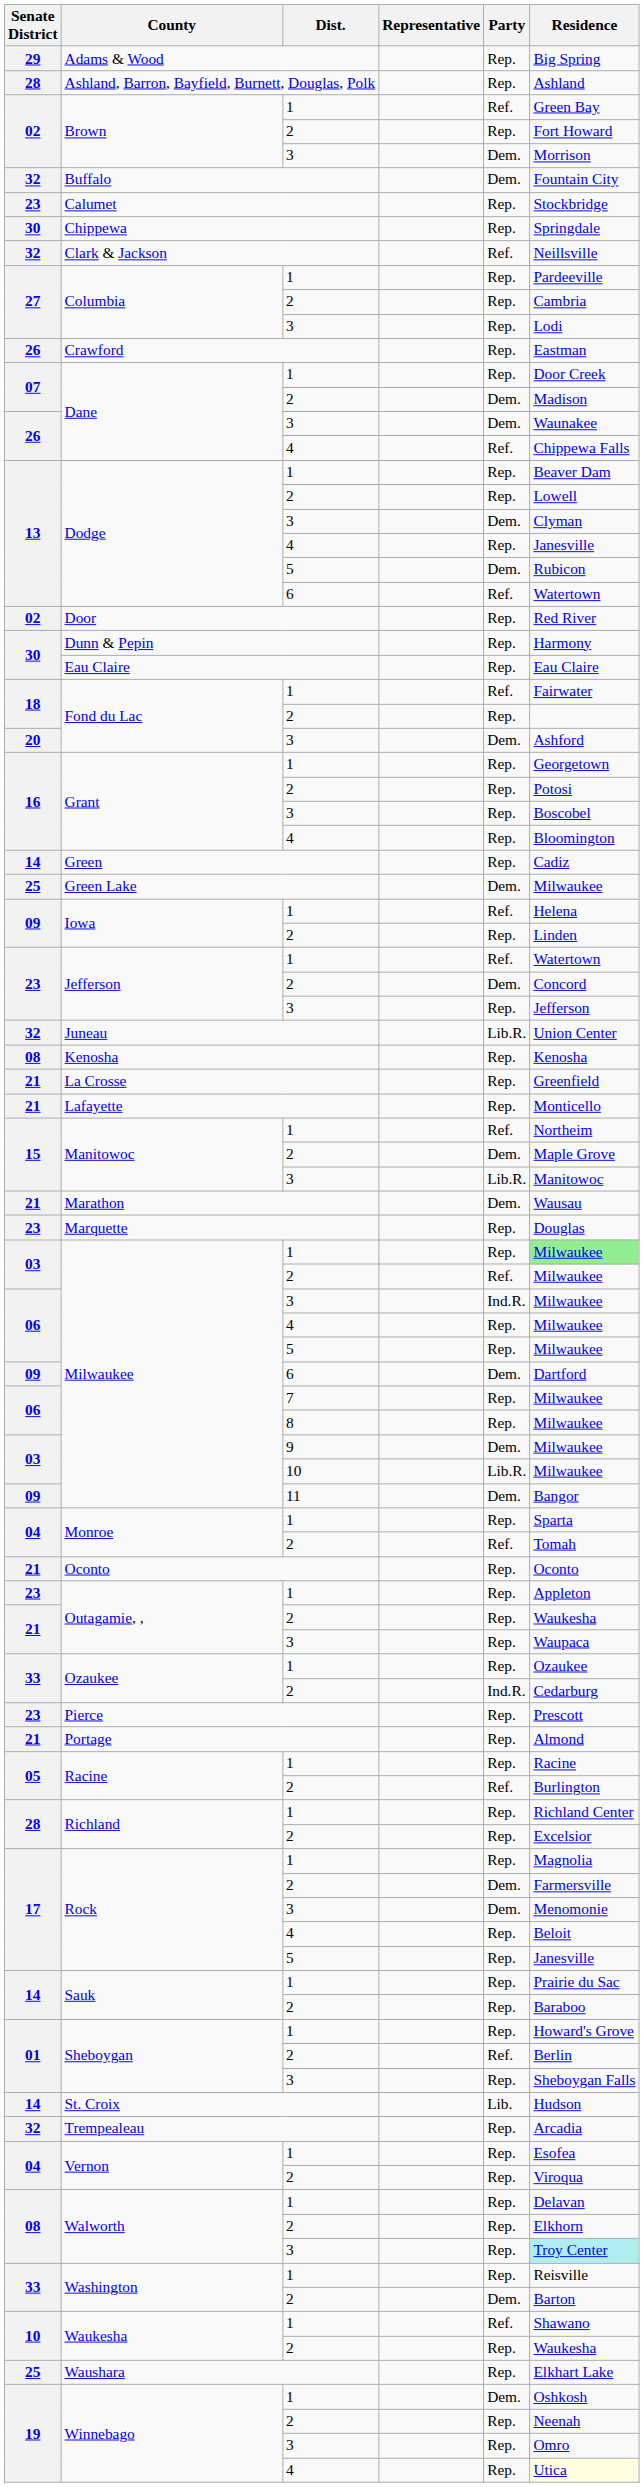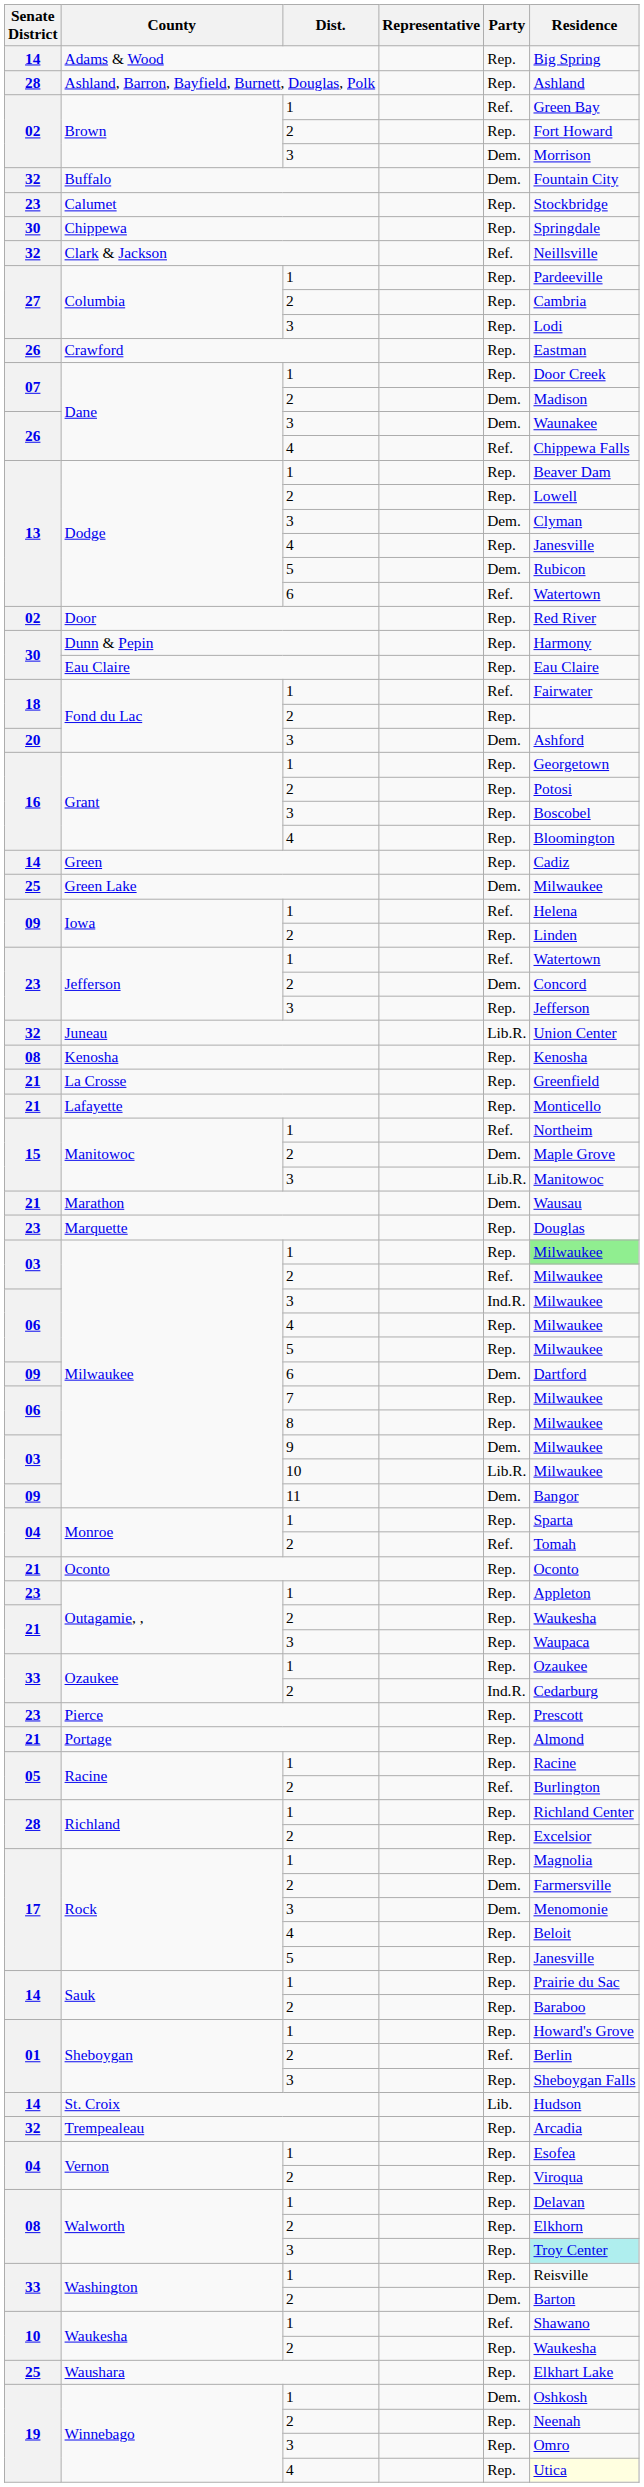(33, 58) 29 -> (33, 58) 14
